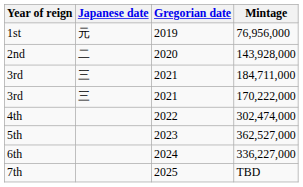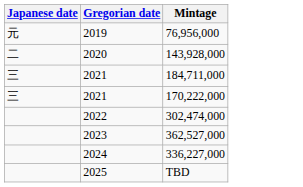- column: (40, 13)
